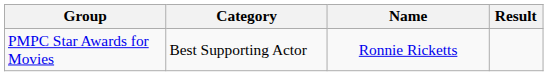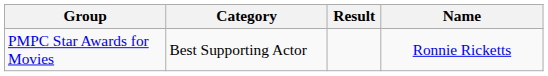columns swapped: (408, 16) <-> (516, 16)
